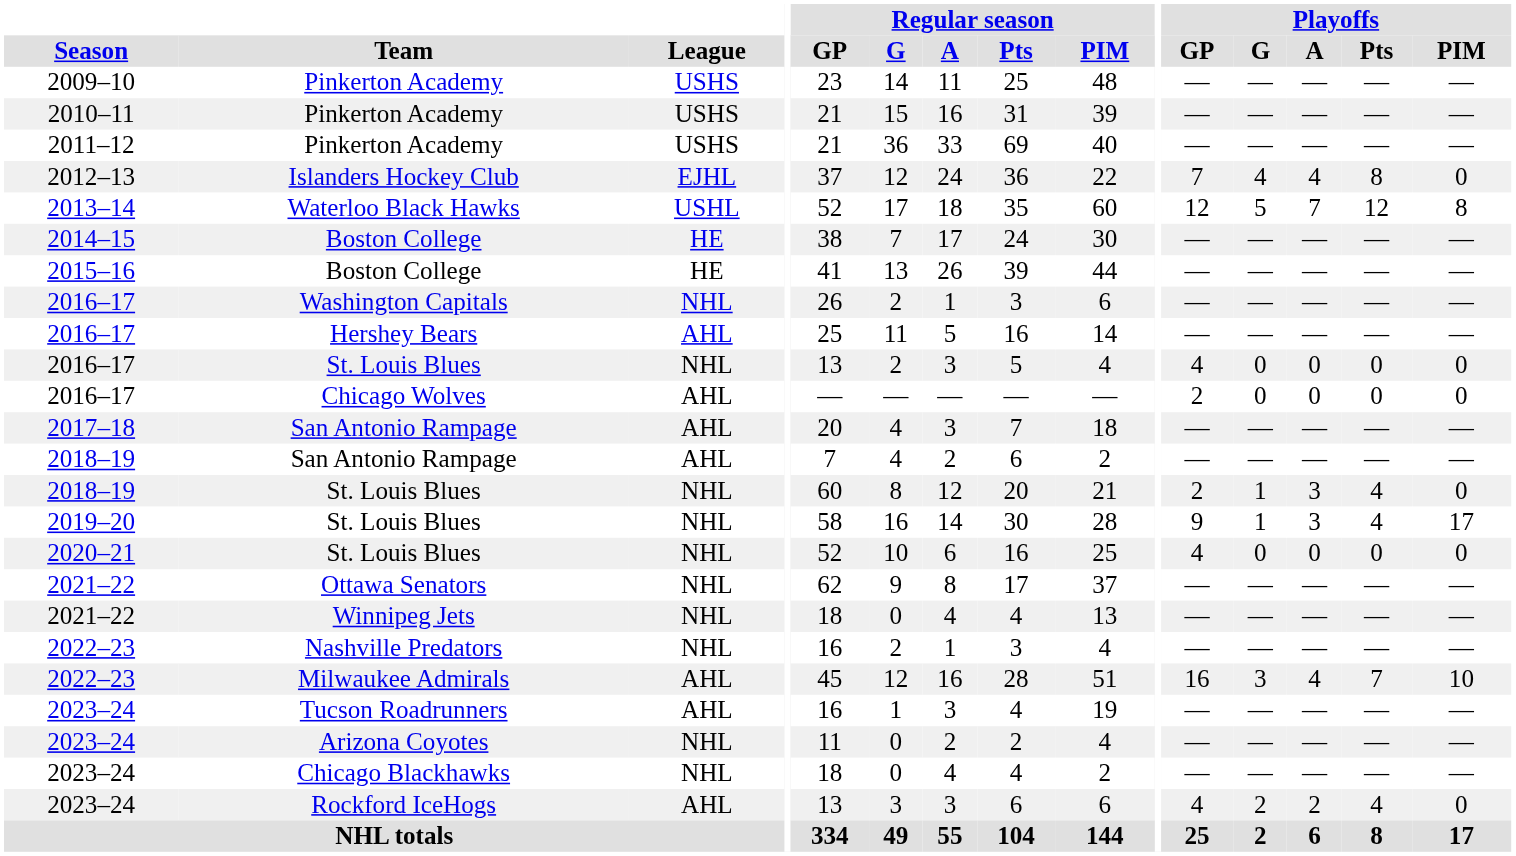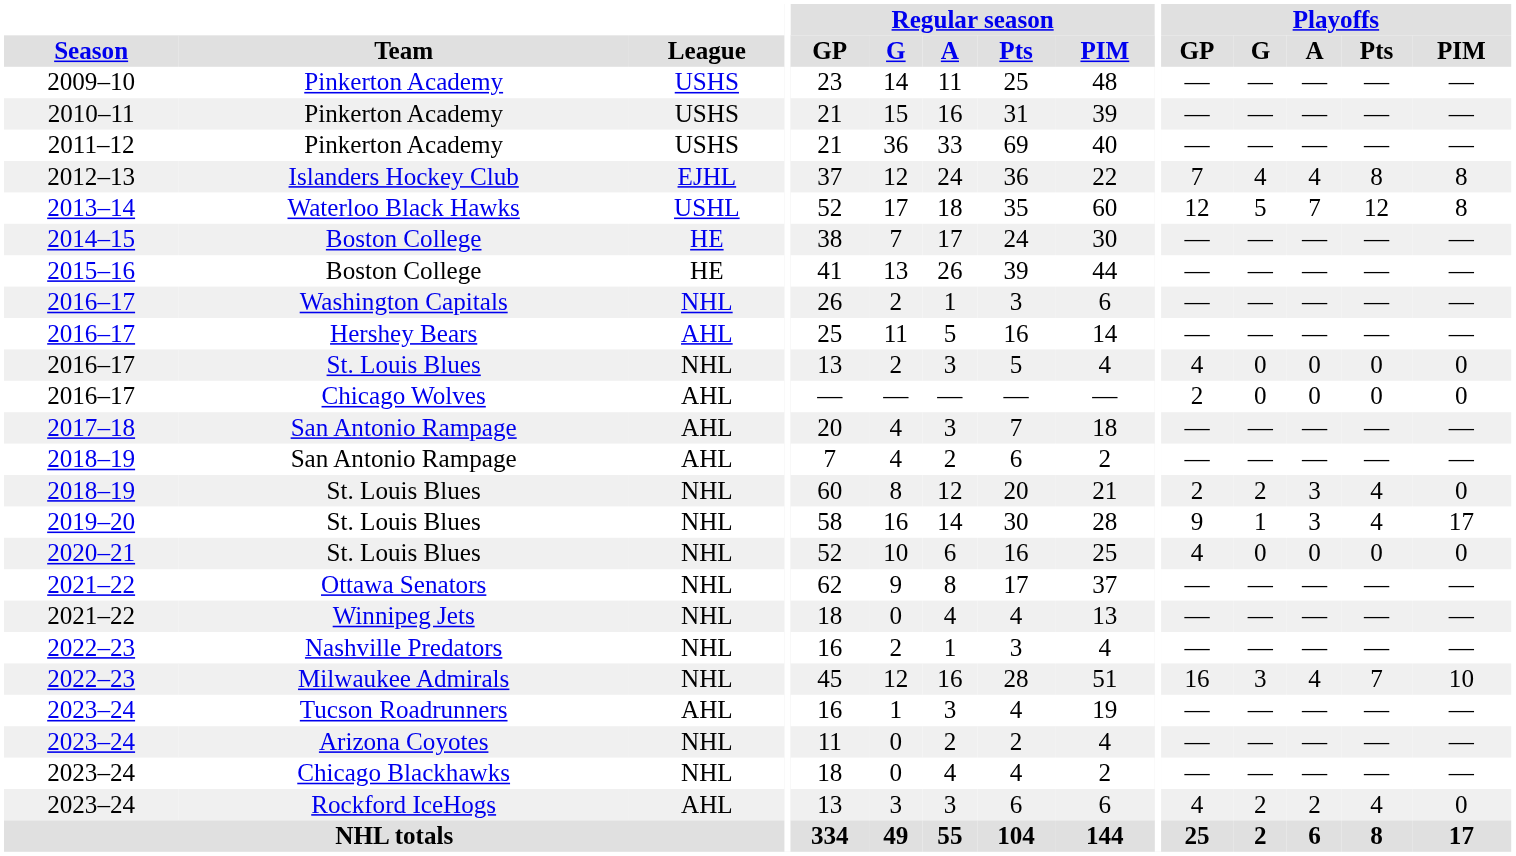(1461, 176) 0 -> (1461, 176) 8
(1260, 490) 1 -> (1260, 490) 2
(707, 678) AHL -> (707, 678) NHL
